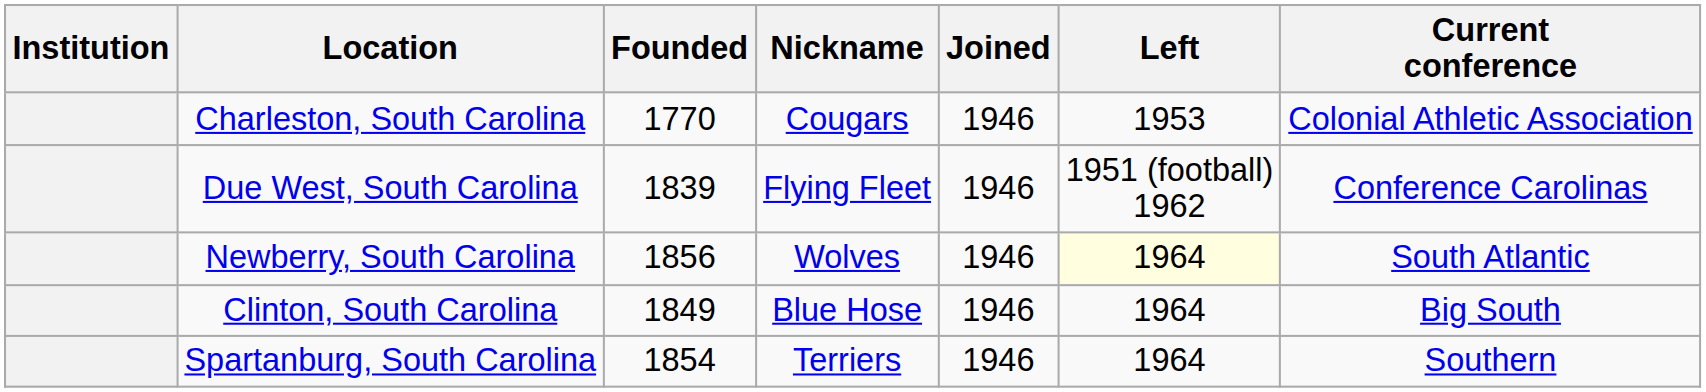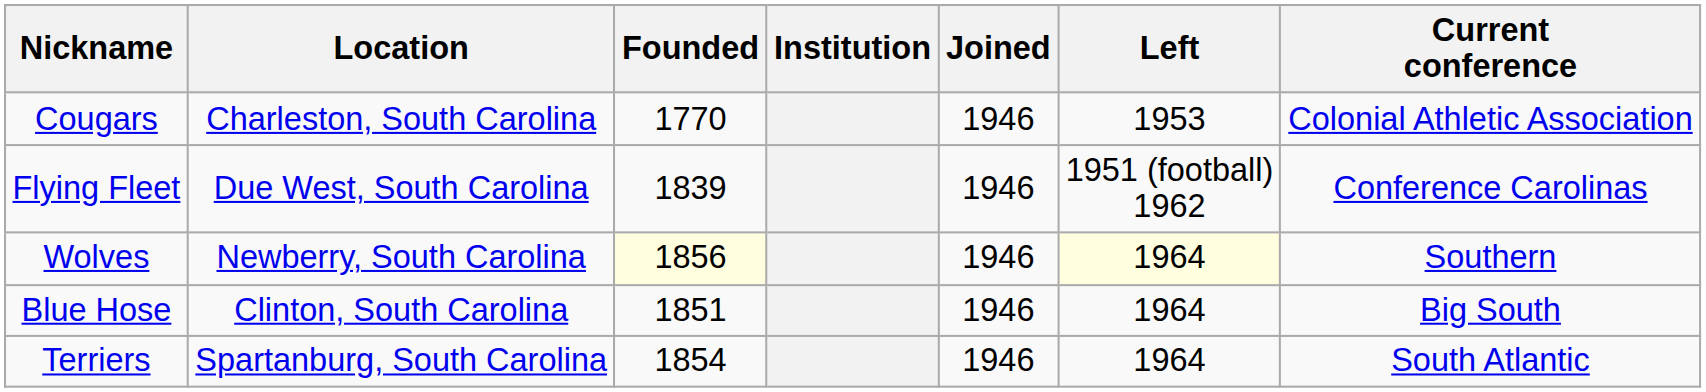columns swapped: (91, 48) <-> (847, 48)
(680, 257) no background -> (691, 257) lightyellow background
(1490, 257) South Atlantic -> (1490, 257) Southern
(680, 309) 1849 -> (691, 309) 1851
(1490, 360) Southern -> (1490, 360) South Atlantic
